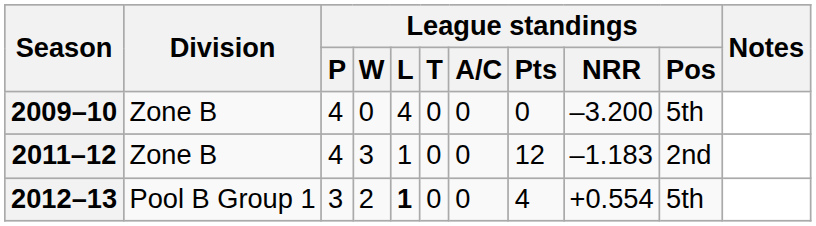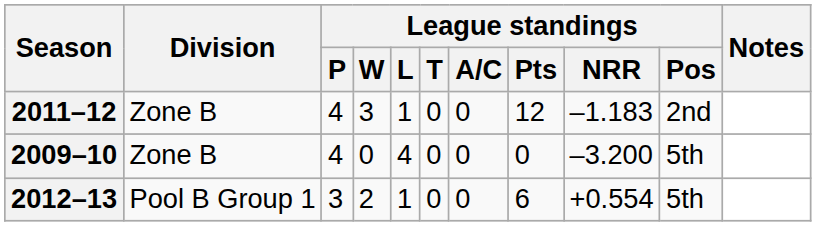rows swapped: (64, 112) <-> (64, 155)
(405, 198) bold -> (405, 198) normal
(522, 198) 4 -> (522, 198) 6
